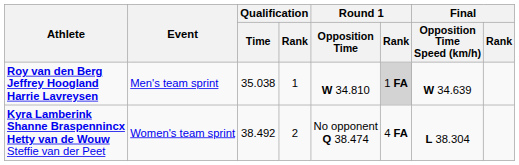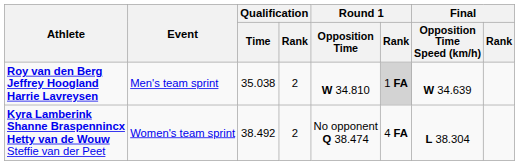(295, 84) 1 -> (295, 84) 2
